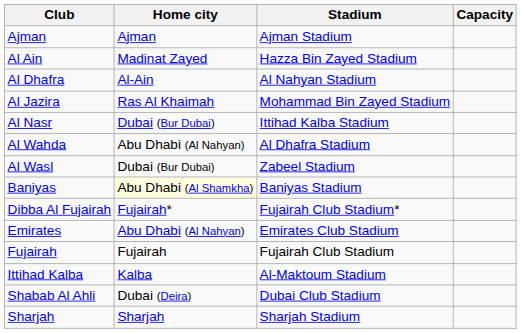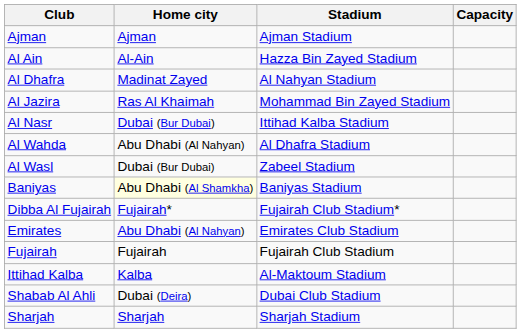(162, 58) Madinat Zayed -> (136, 58) Al-Ain
(136, 79) Al-Ain -> (162, 79) Madinat Zayed
